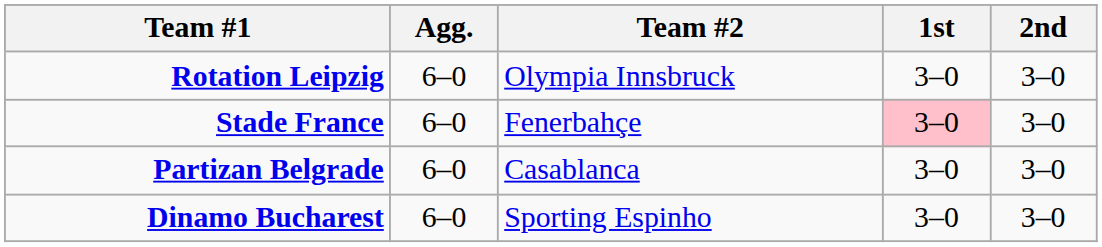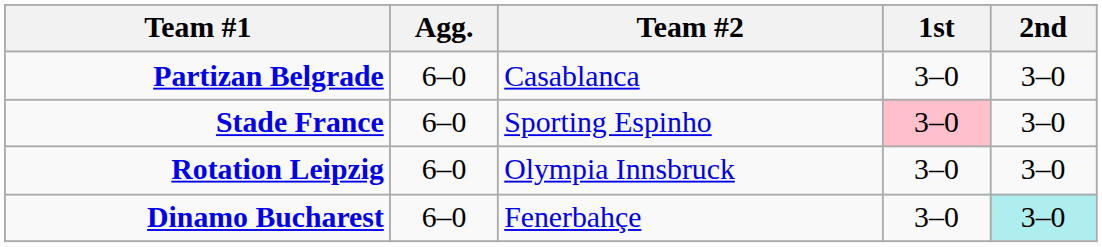rows swapped: (278, 75) <-> (268, 169)
(573, 122) Fenerbahçe -> (608, 122) Sporting Espinho
(608, 216) Sporting Espinho -> (573, 216) Fenerbahçe
(1043, 216) no background -> (1043, 216) paleturquoise background
